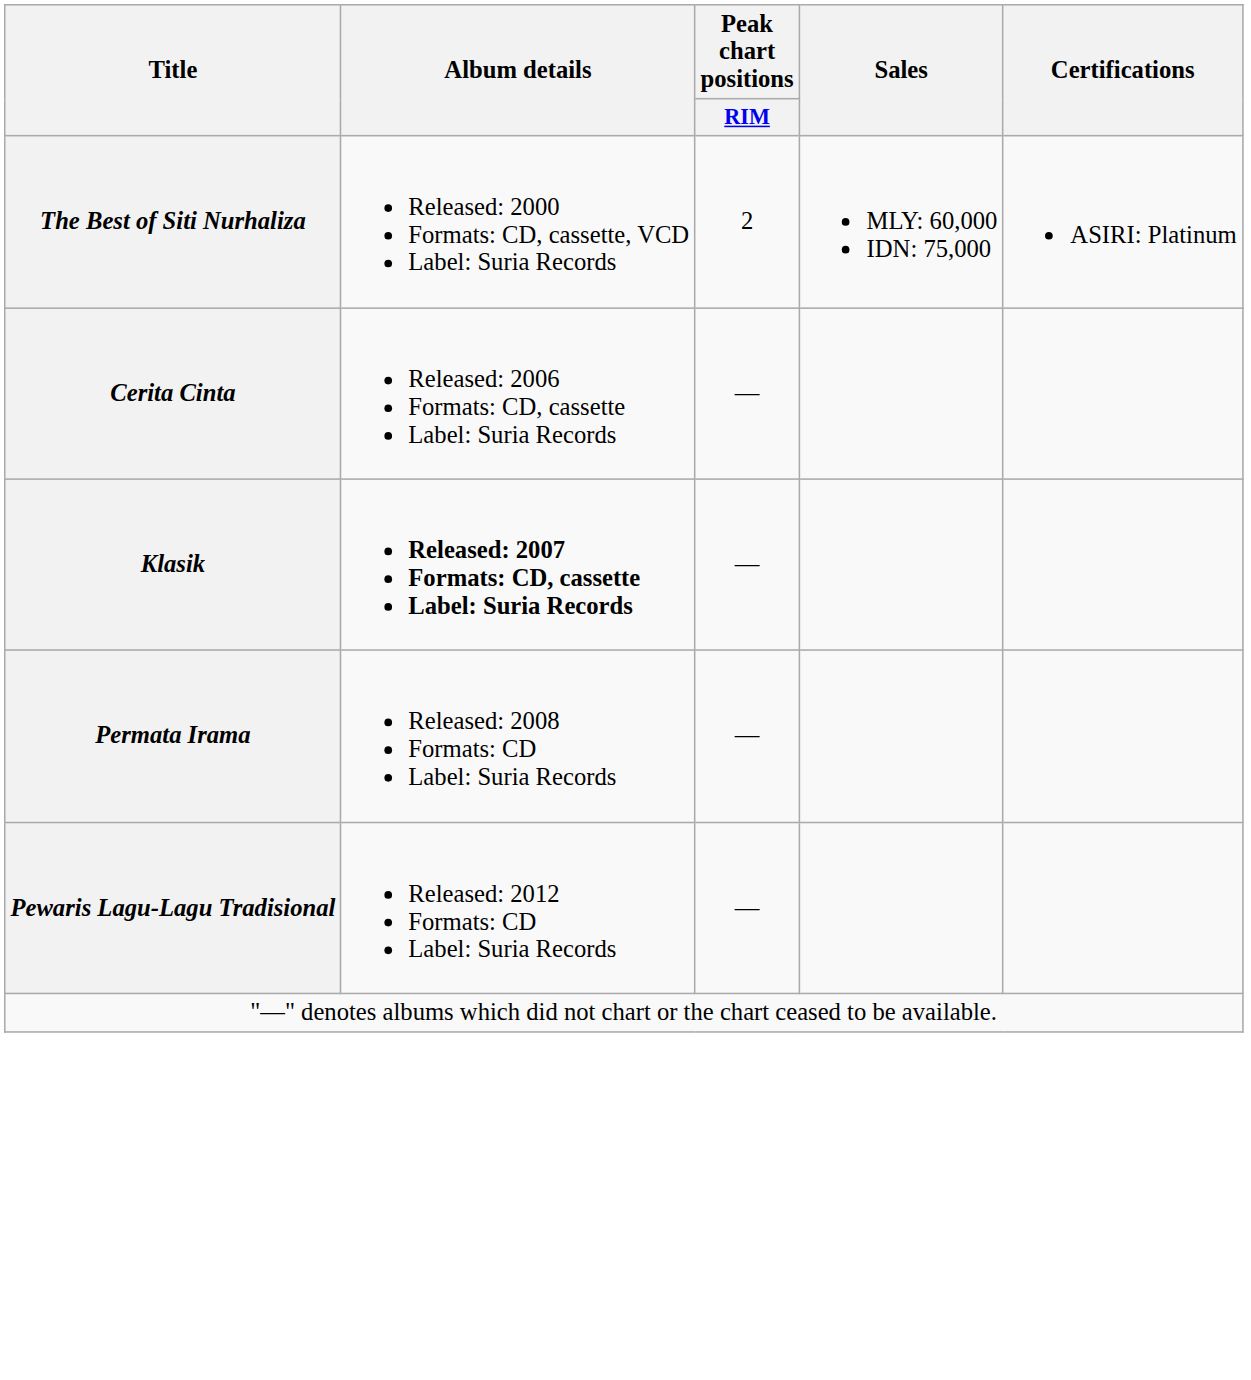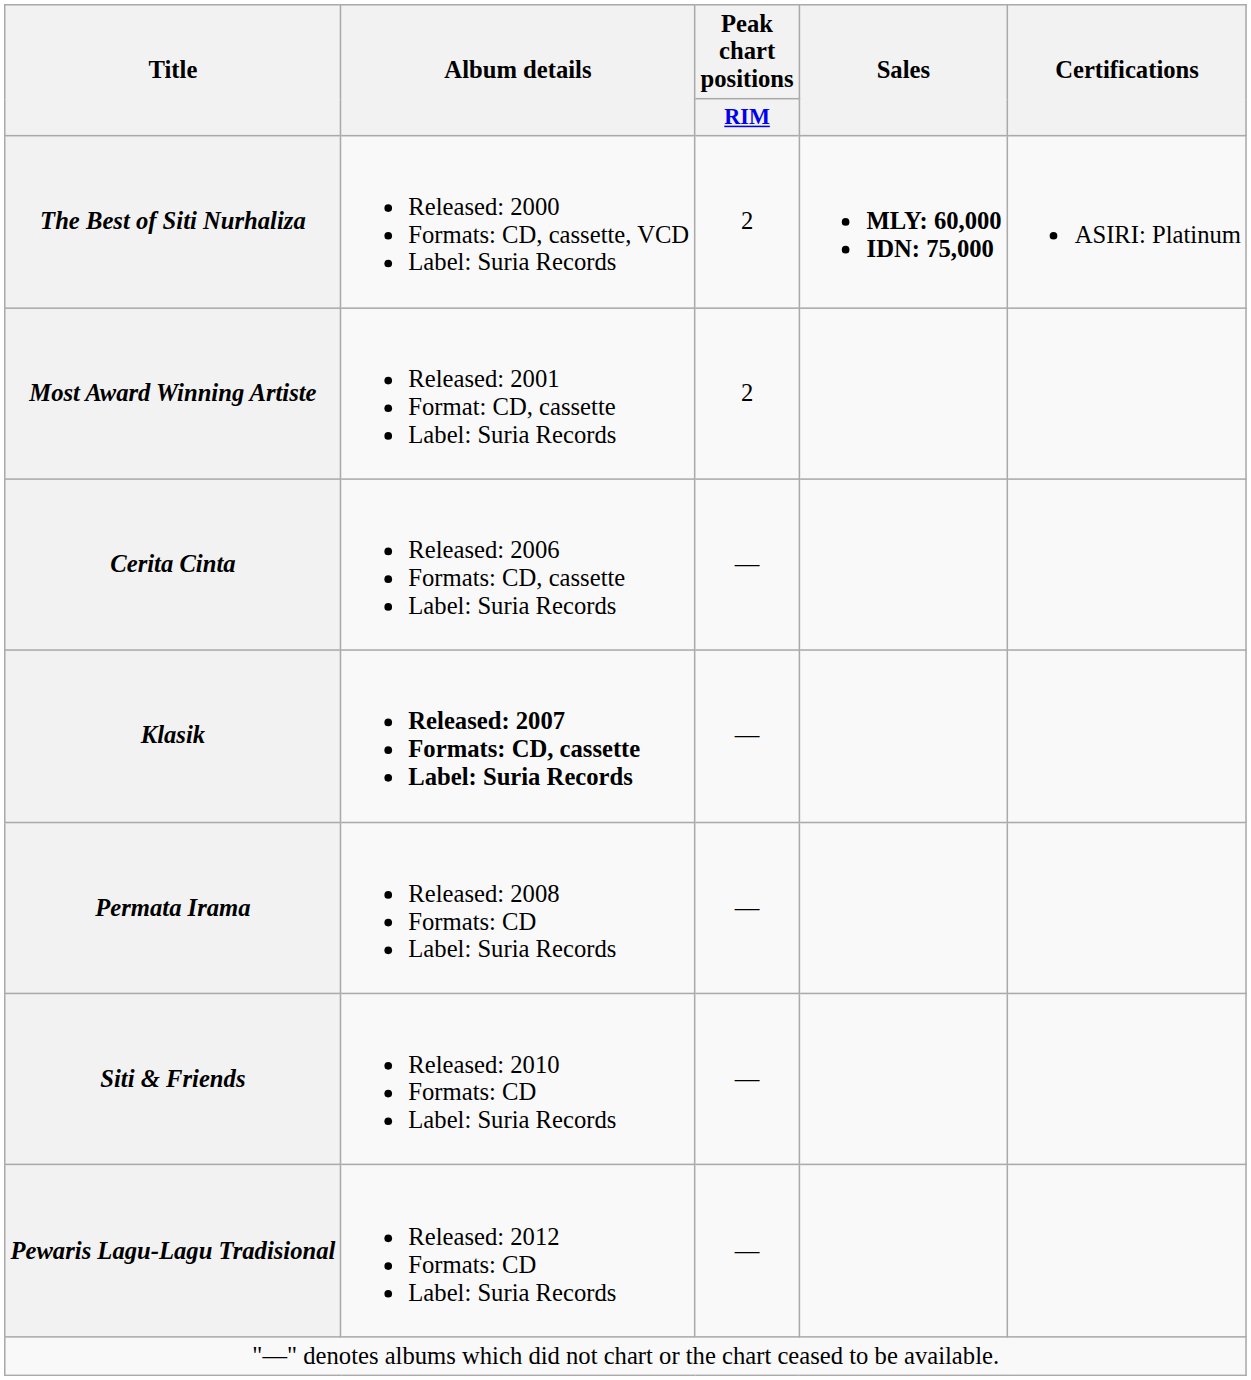(901, 235) normal -> (903, 235) bold
+ row: (173, 392)
+ row: (173, 1078)
